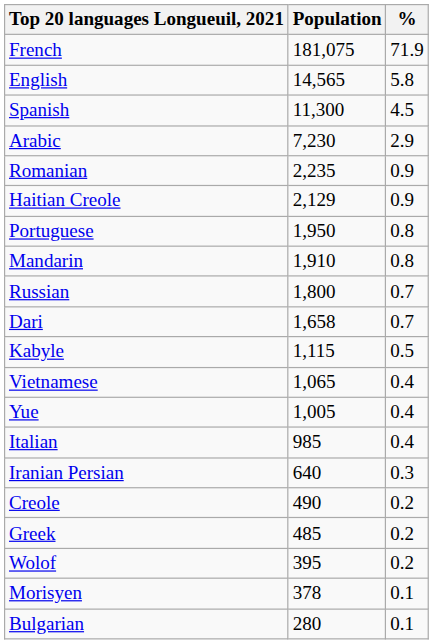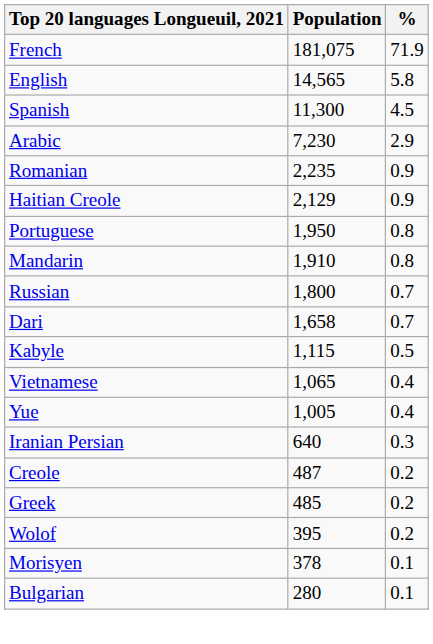- row: (33, 442)
(307, 502) 490 -> (307, 472) 487
